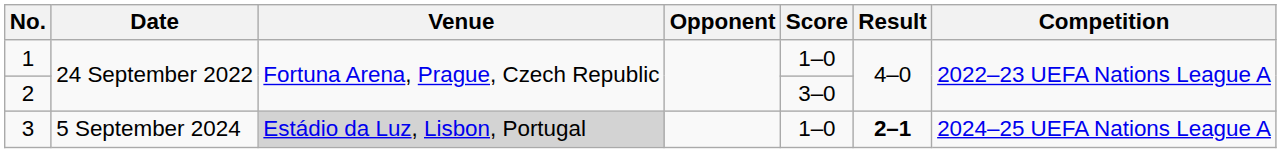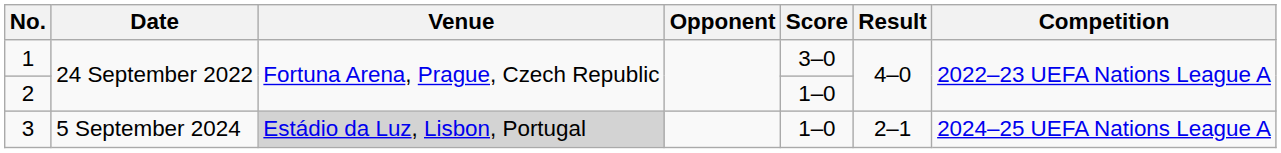(817, 57) 1–0 -> (817, 57) 3–0
(817, 93) 3–0 -> (817, 93) 1–0
(893, 128) bold -> (893, 128) normal
